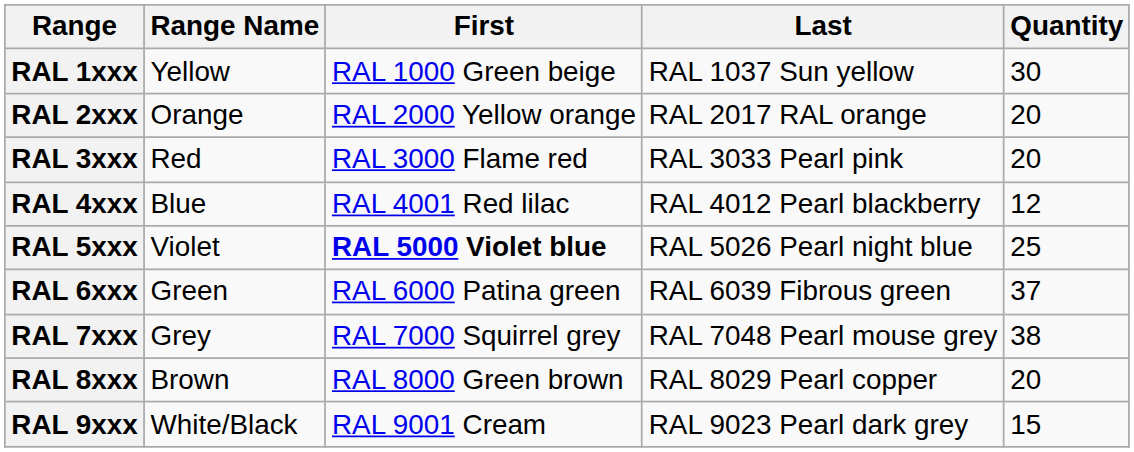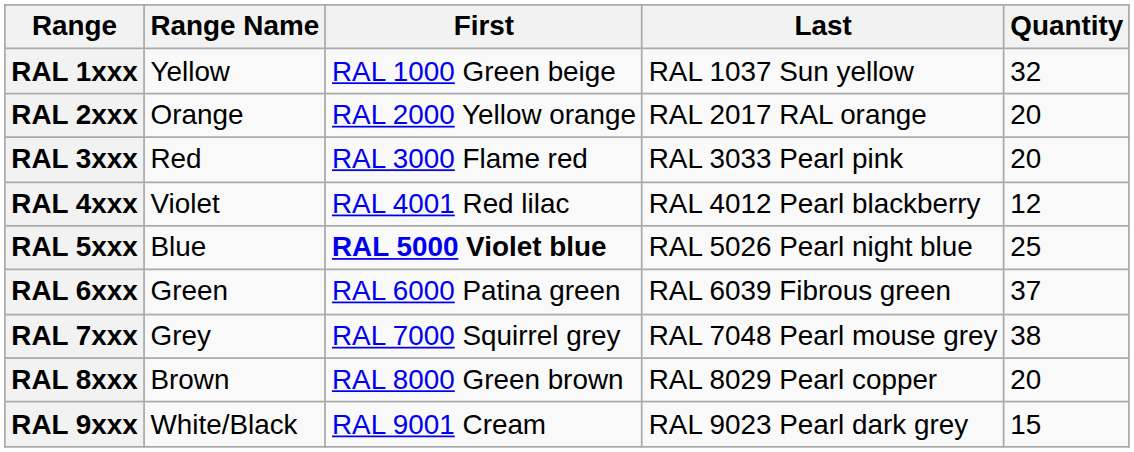(1026, 70) 30 -> (1026, 70) 32
(178, 203) Blue -> (185, 203) Violet
(185, 247) Violet -> (178, 247) Blue
